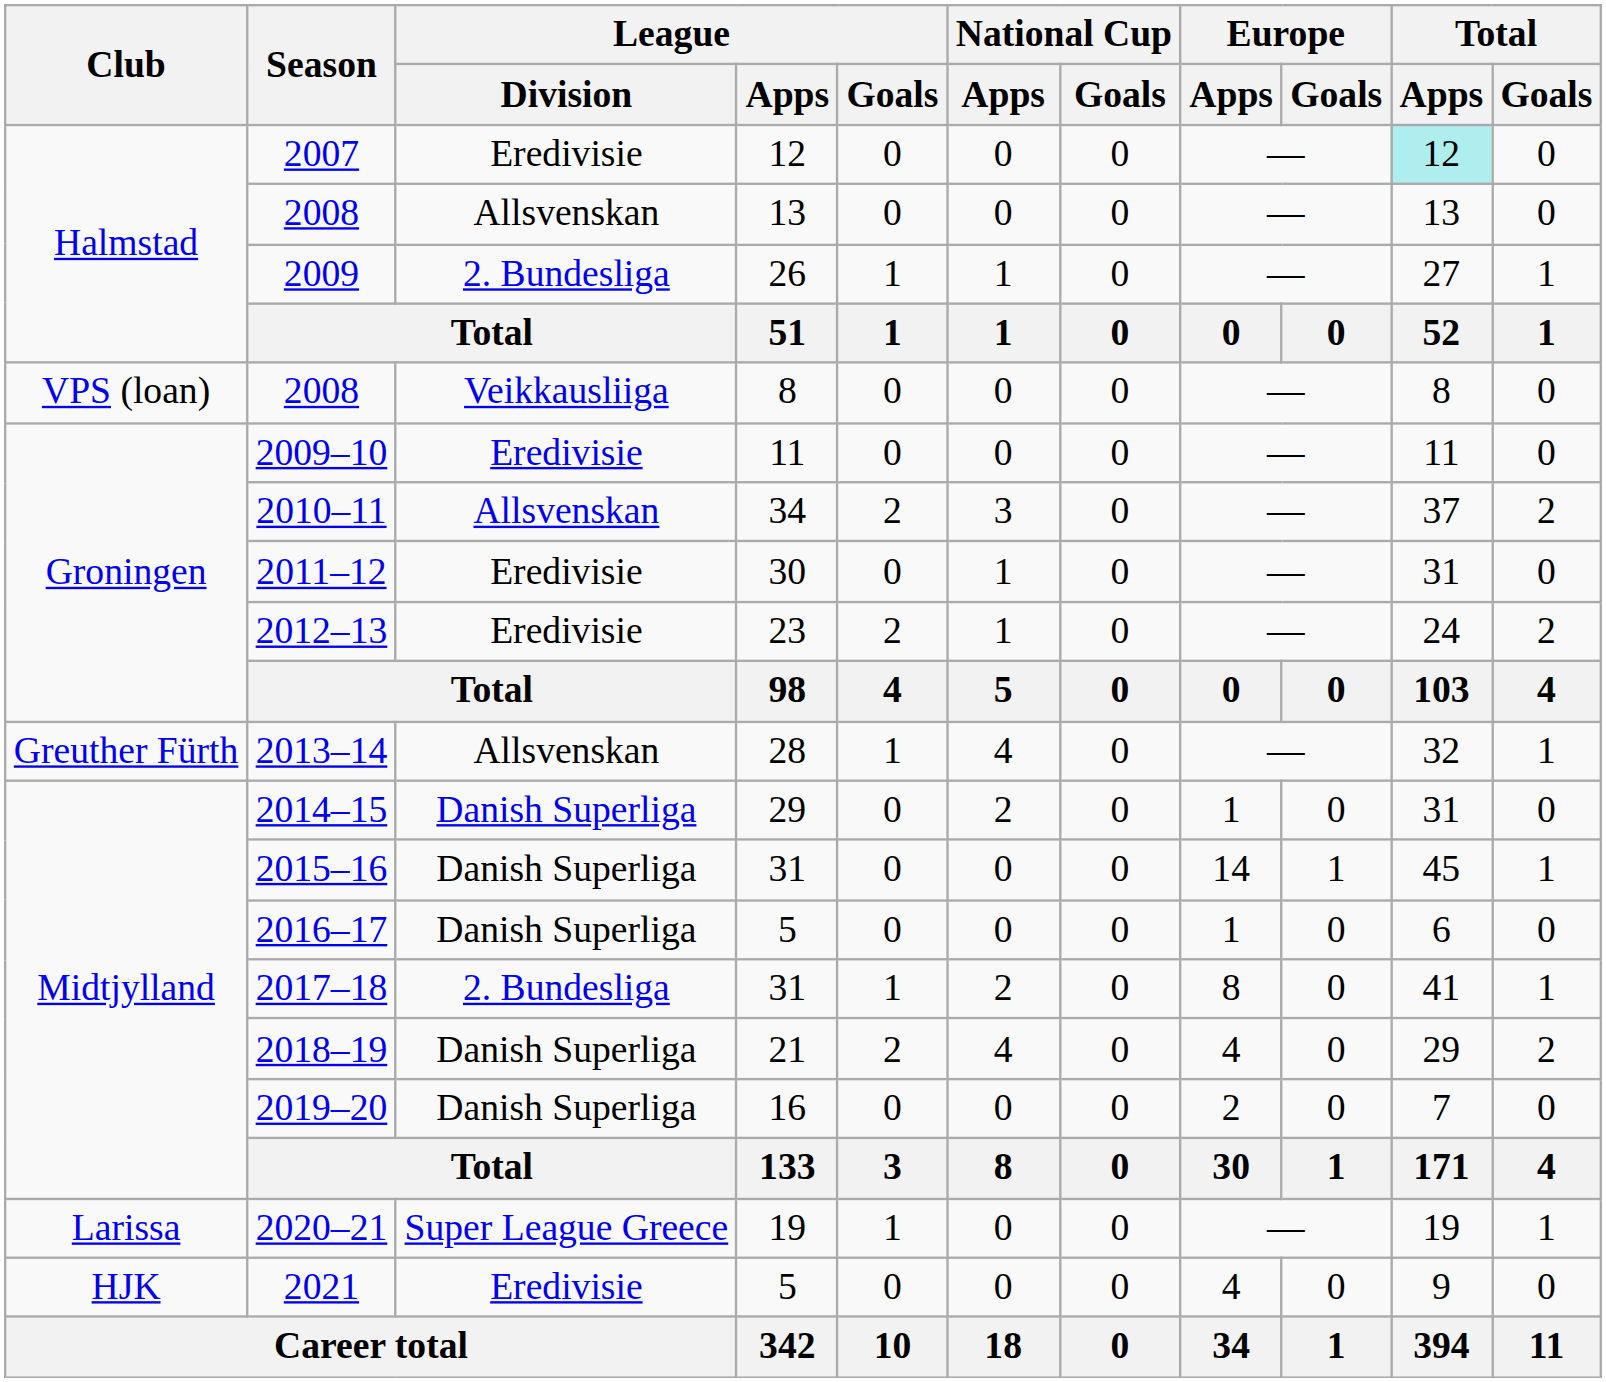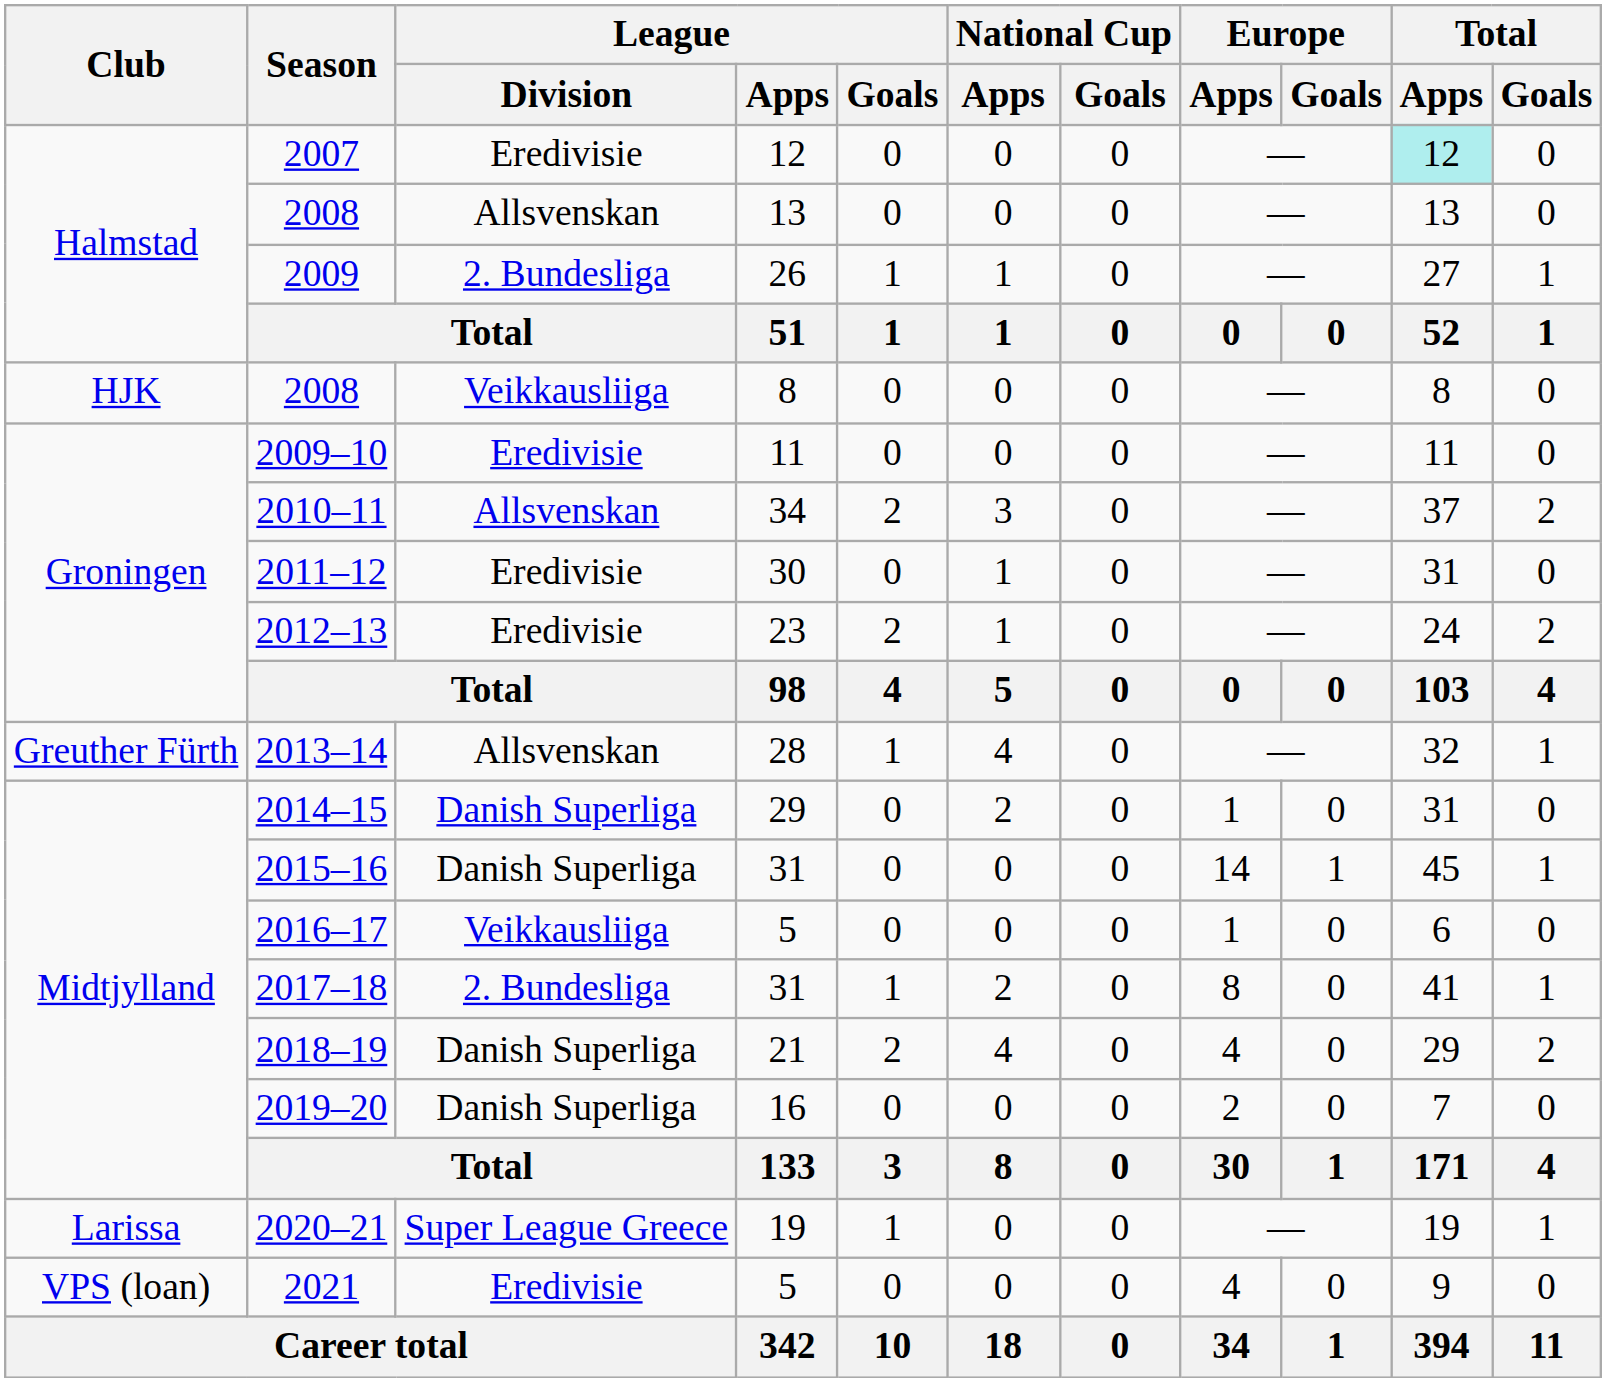(126, 392) VPS (loan) -> (126, 392) HJK
(566, 928) Danish Superliga -> (566, 928) Veikkausliiga
(126, 1286) HJK -> (126, 1286) VPS (loan)
